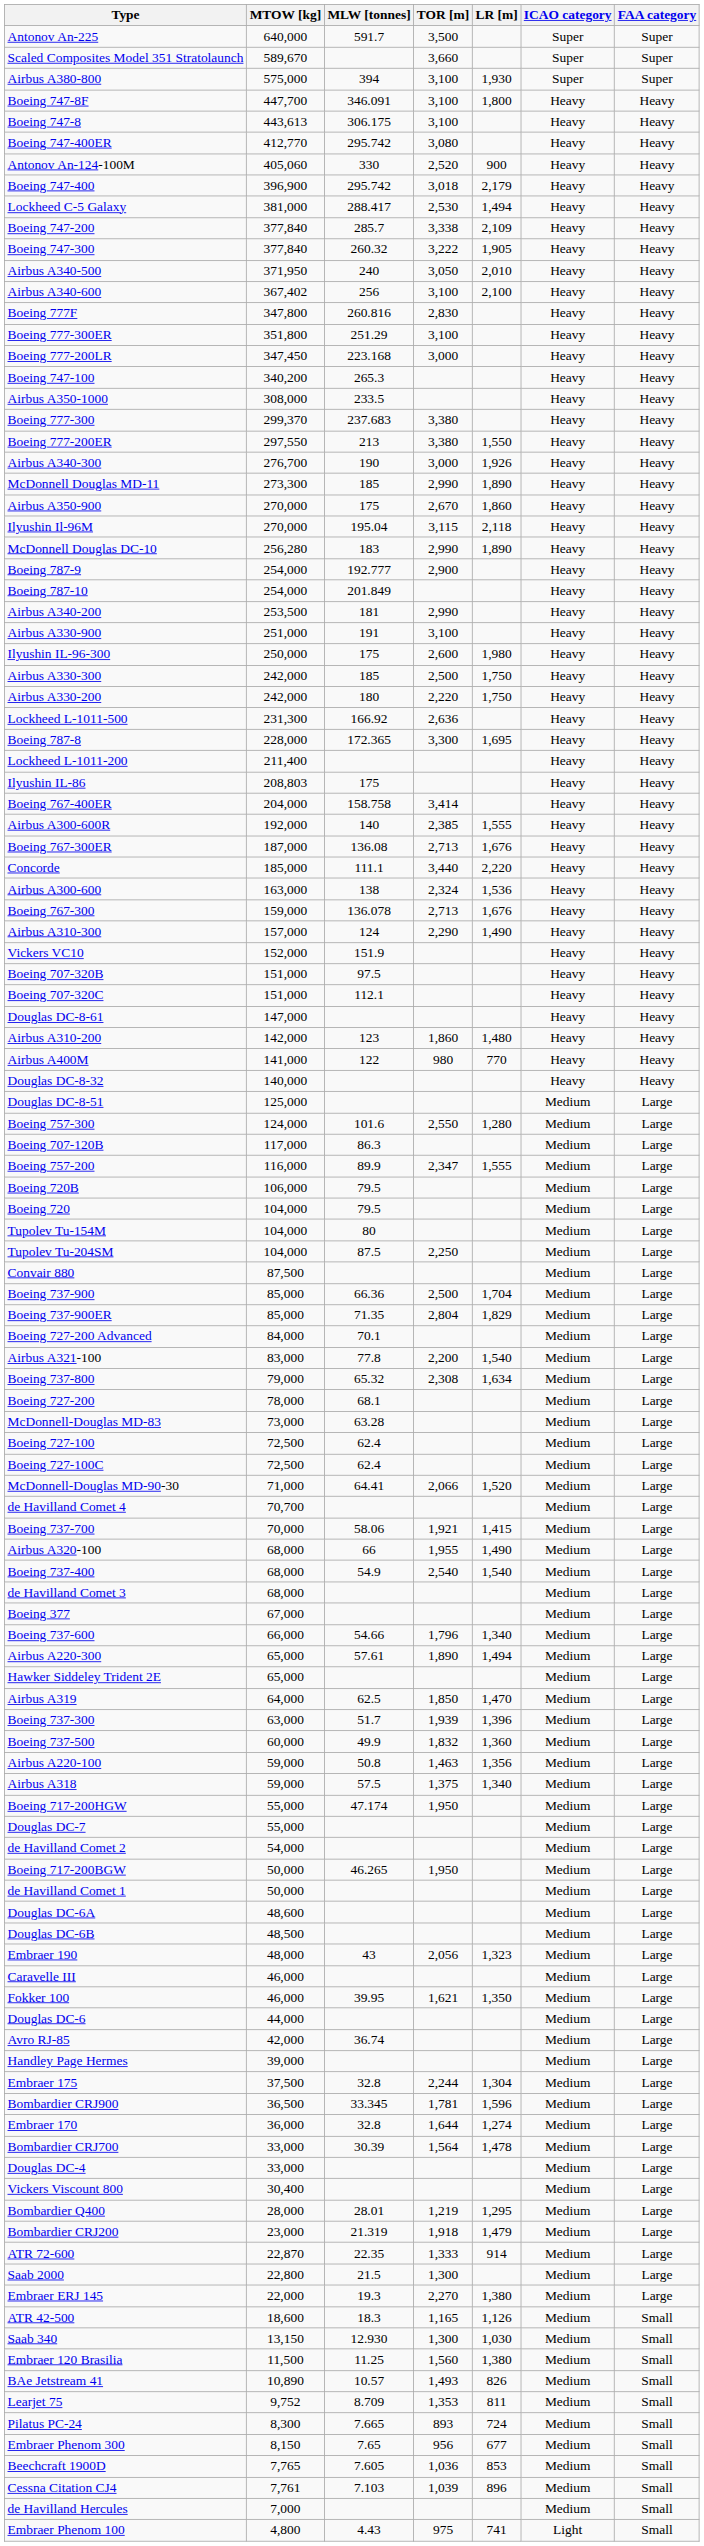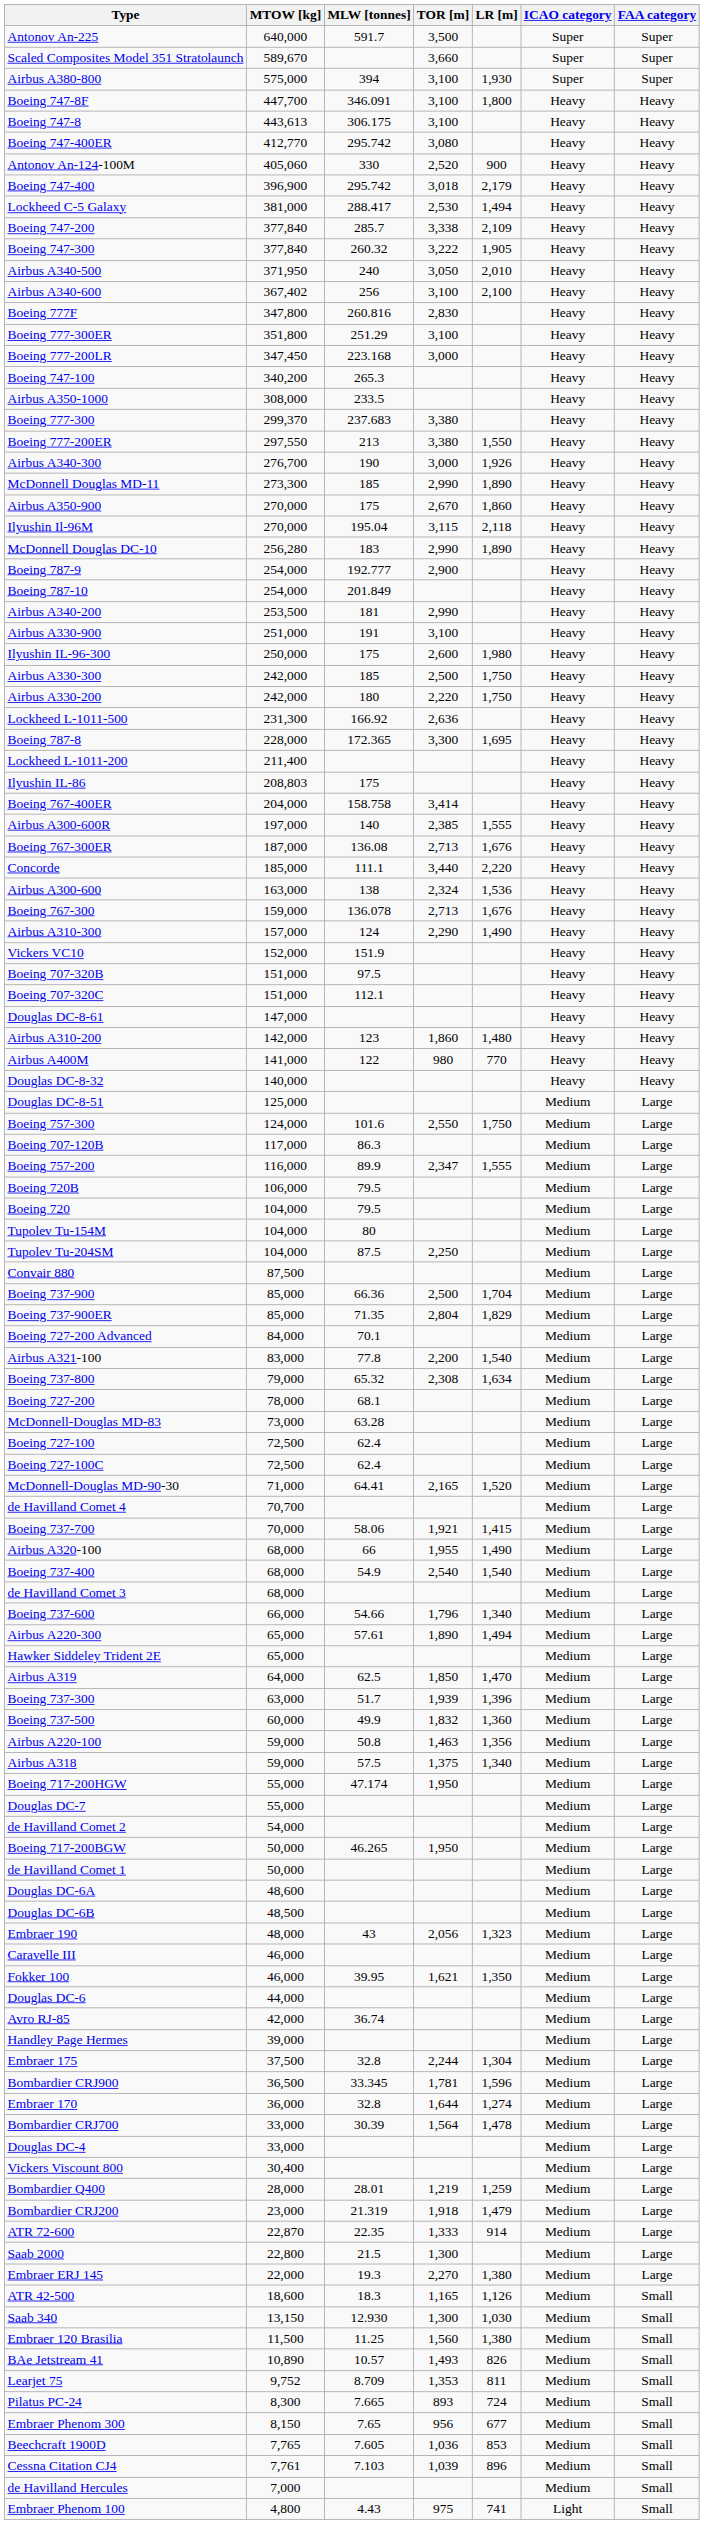(285, 825) 192,000 -> (285, 825) 197,000
(497, 1123) 1,280 -> (497, 1123) 1,750
(443, 1485) 2,066 -> (443, 1485) 2,165
- row: (39, 1613)
(497, 2210) 1,295 -> (497, 2189) 1,259
